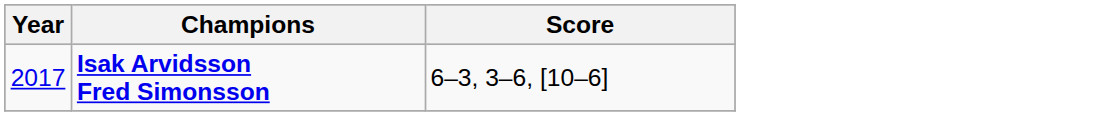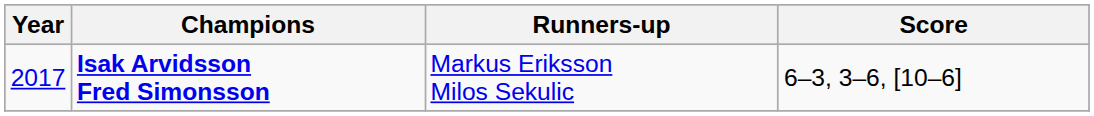+ column: (601, 25)
